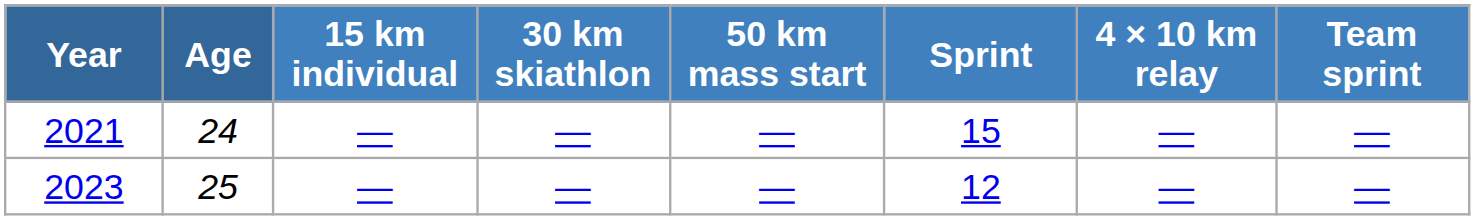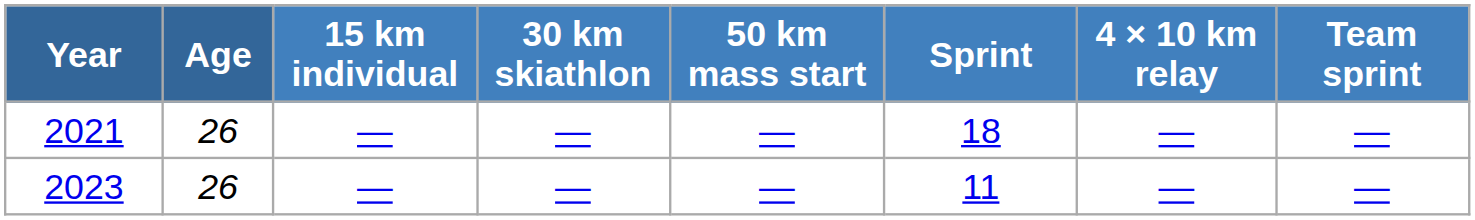(218, 130) 24 -> (218, 130) 26
(981, 130) 15 -> (981, 130) 18
(218, 187) 25 -> (218, 187) 26
(981, 187) 12 -> (981, 187) 11
